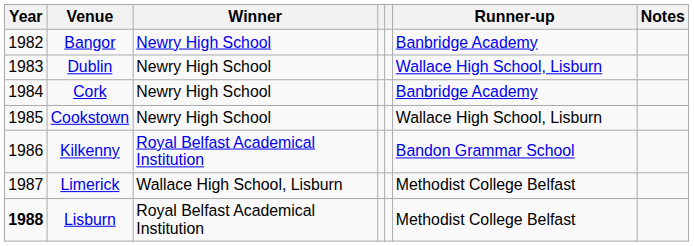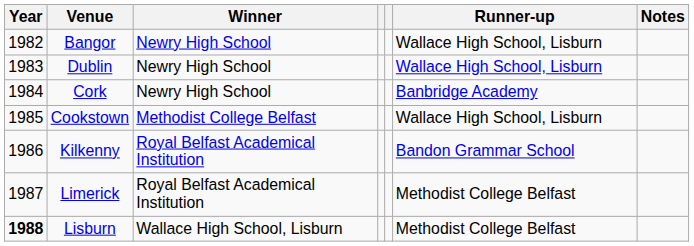(467, 42) Banbridge Academy -> (499, 42) Wallace High School, Lisburn
(204, 117) Newry High School -> (226, 117) Methodist College Belfast
(240, 185) Wallace High School, Lisburn -> (226, 194) Royal Belfast Academical Institution
(226, 219) Royal Belfast Academical Institution -> (240, 228) Wallace High School, Lisburn
